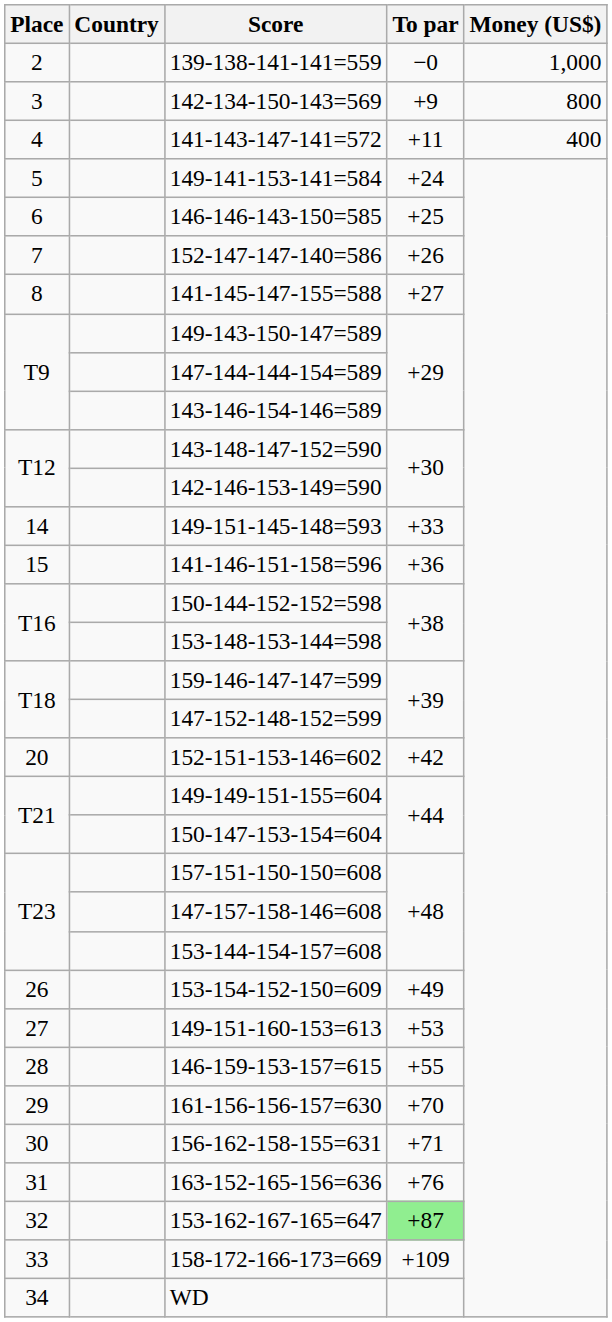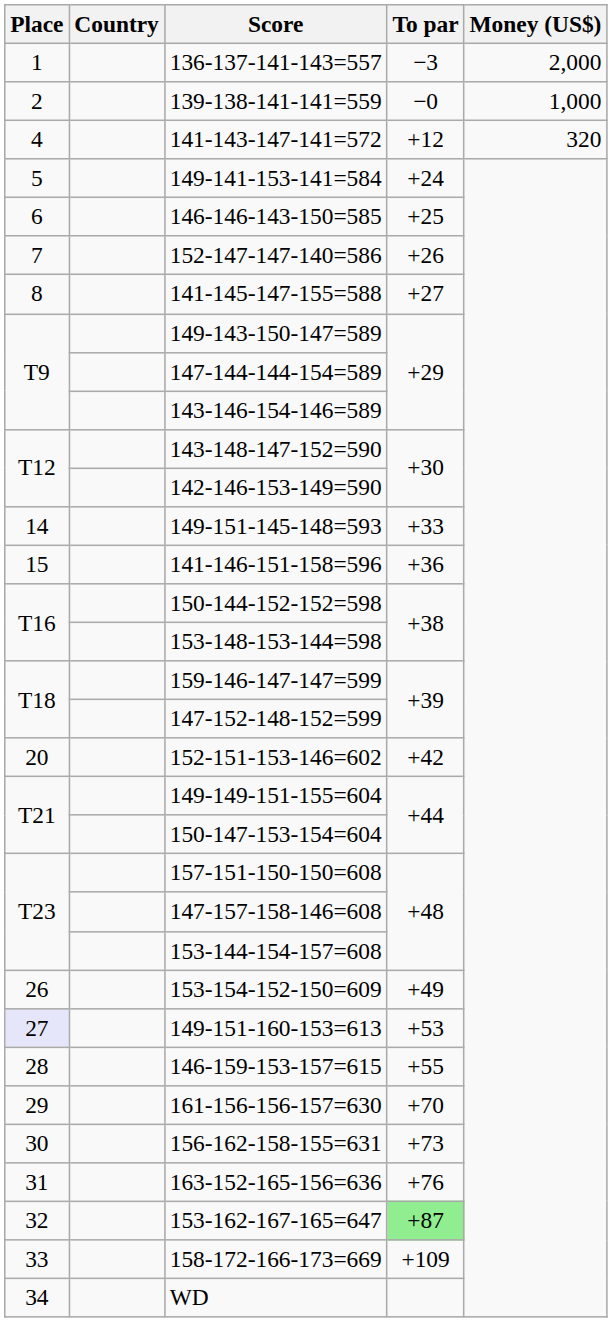+ row: (276, 62)
- row: (276, 101)
(426, 139) +11 -> (426, 139) +12
(584, 139) 400 -> (584, 139) 320
(37, 1027) no background -> (37, 1027) lavender background
(426, 1143) +71 -> (426, 1143) +73
